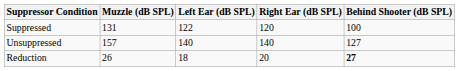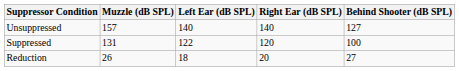rows swapped: (34, 43) <-> (29, 27)
(351, 58) bold -> (351, 58) normal
